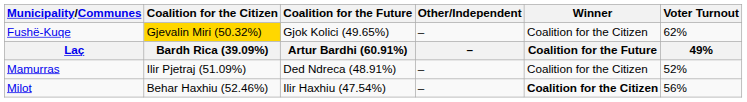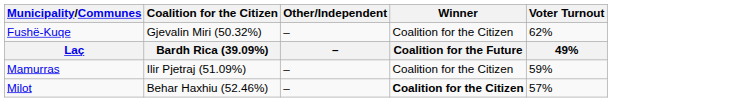- column: (348, 13)
(204, 32) gold background -> (204, 32) no background
(675, 69) 52% -> (541, 69) 59%
(675, 87) 56% -> (541, 87) 57%
